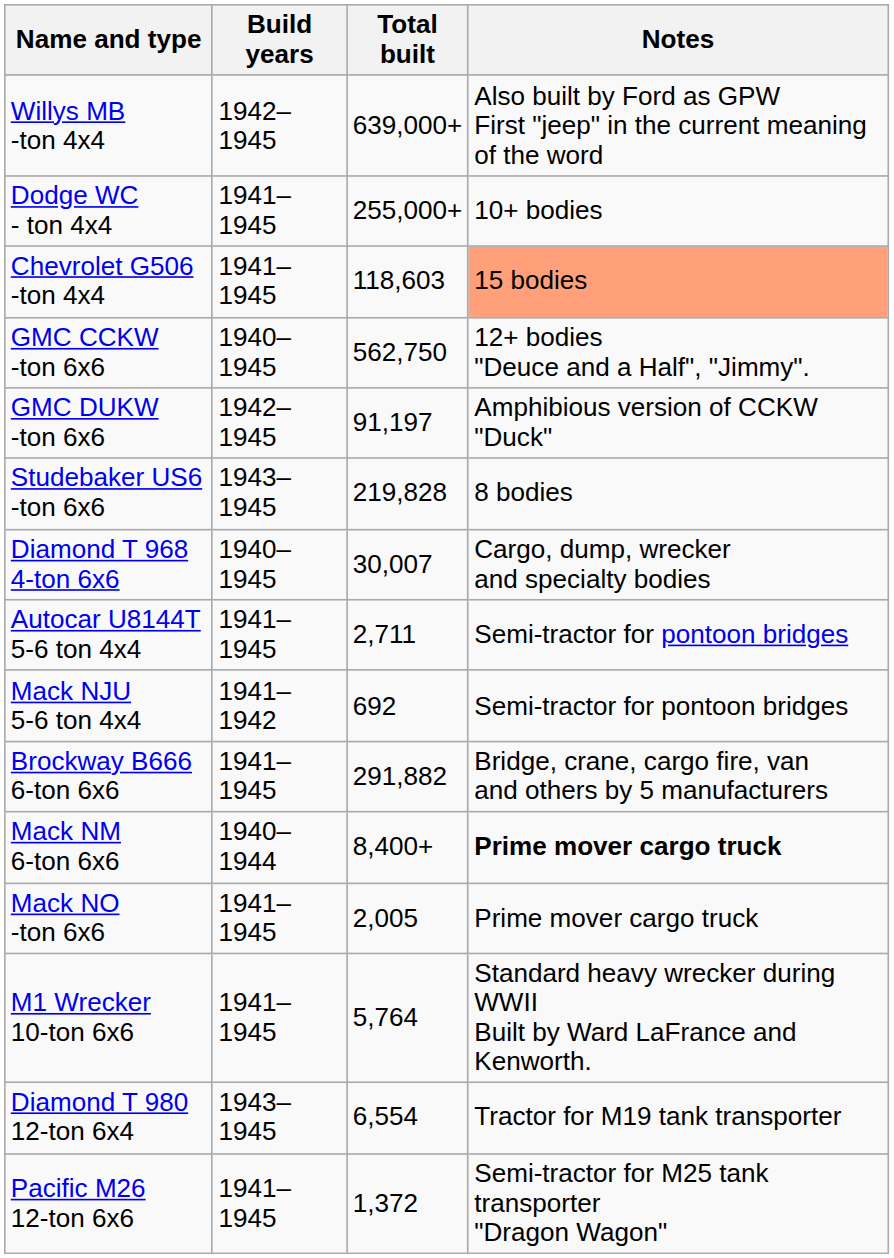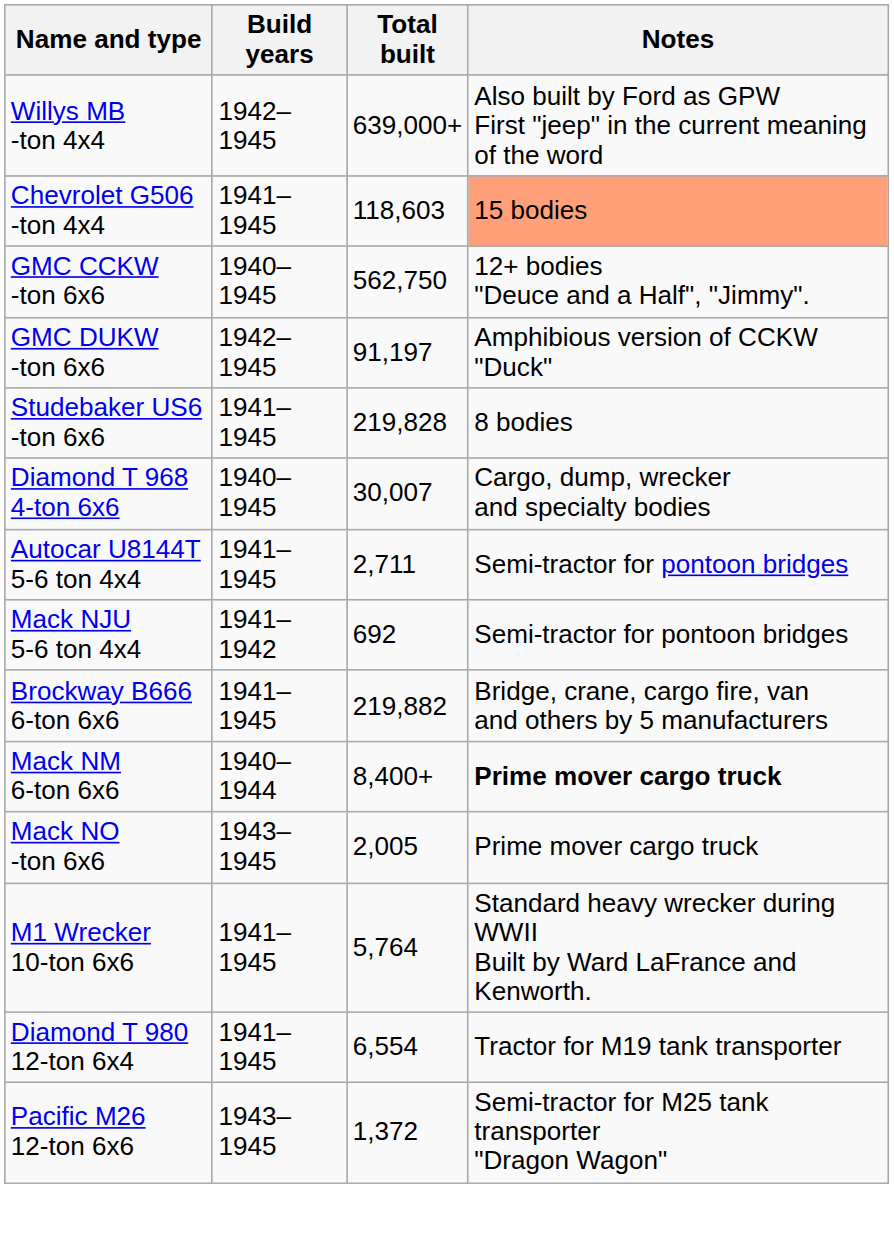- row: (75, 210)
(255, 493) 1943–1945 -> (255, 422) 1941–1945
(400, 776) 291,882 -> (400, 705) 219,882
(255, 917) 1941–1945 -> (255, 846) 1943–1945
(255, 1117) 1943–1945 -> (255, 1046) 1941–1945
(255, 1203) 1941–1945 -> (255, 1132) 1943–1945
